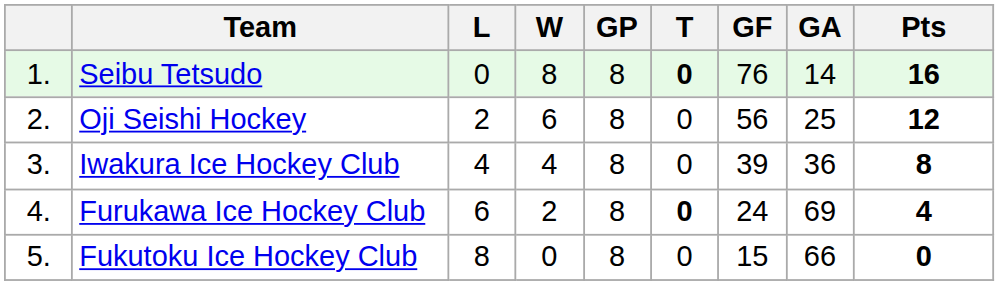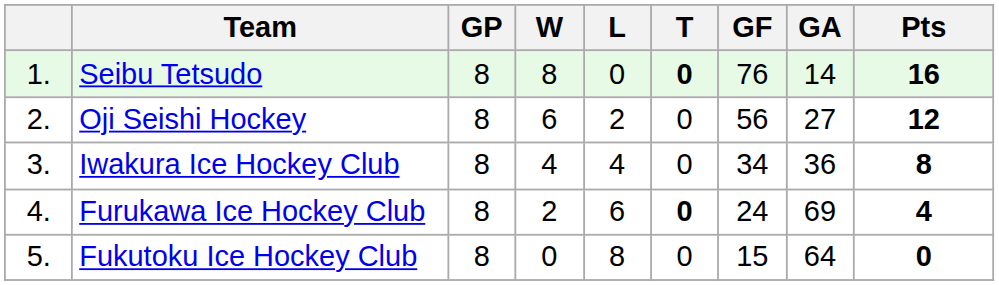columns swapped: (617, 27) <-> (482, 27)
(820, 119) 25 -> (820, 119) 27
(752, 165) 39 -> (752, 165) 34
(820, 257) 66 -> (820, 257) 64
